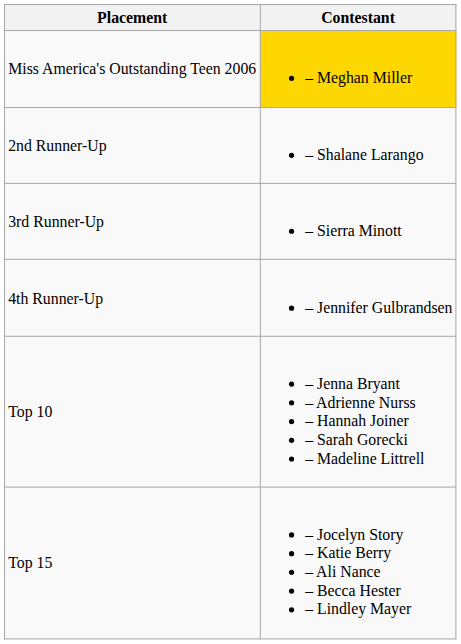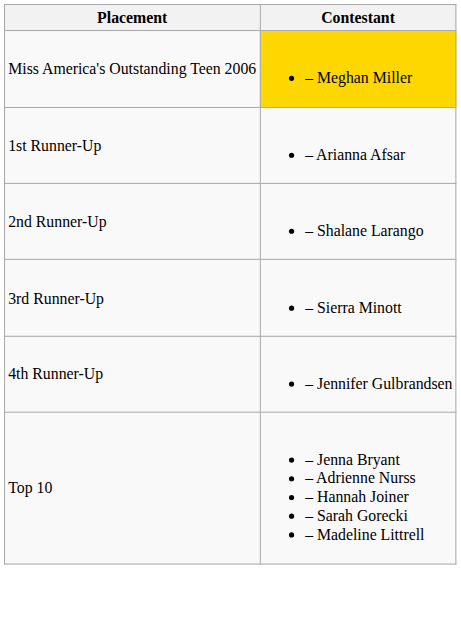+ row: (55, 145)
- row: (30, 563)
